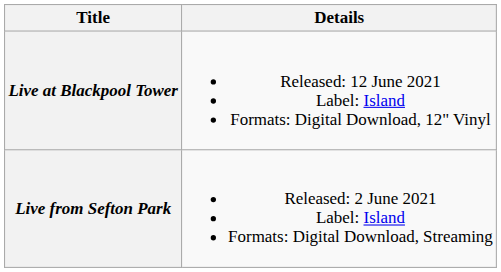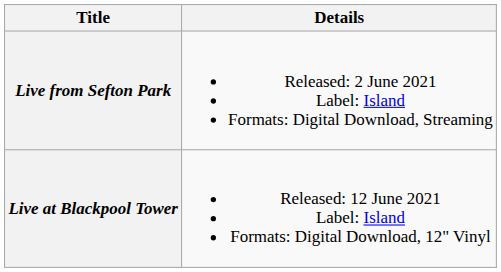rows swapped: (93, 208) <-> (93, 90)
